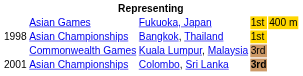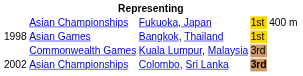(60, 22) Asian Games -> (79, 22) Asian Championships
(283, 22) gold background -> (283, 22) no background
(79, 37) Asian Championships -> (60, 37) Asian Games
(15, 65) 2001 -> (15, 65) 2002
